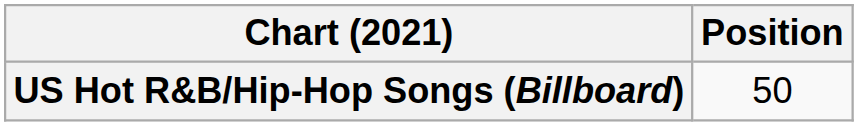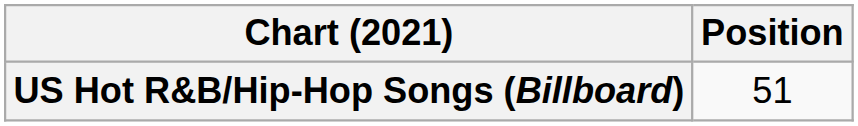(772, 90) 50 -> (772, 90) 51
